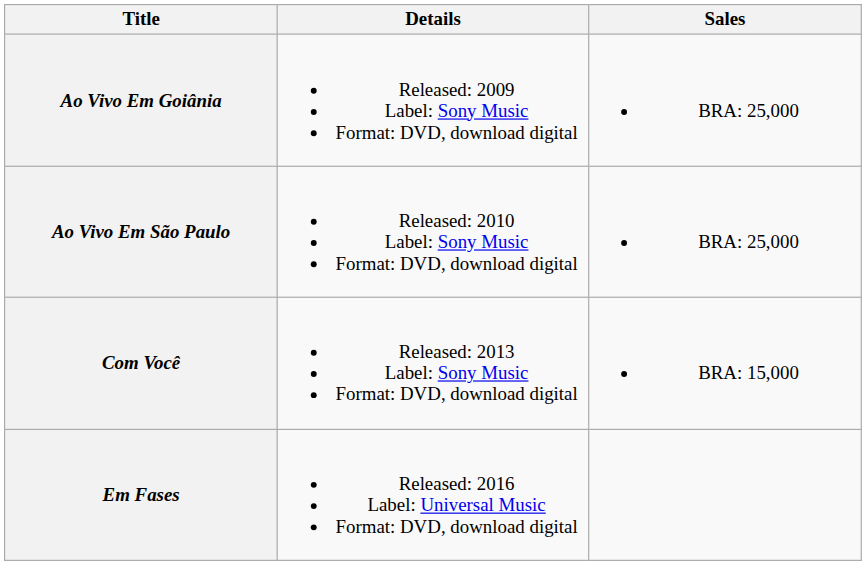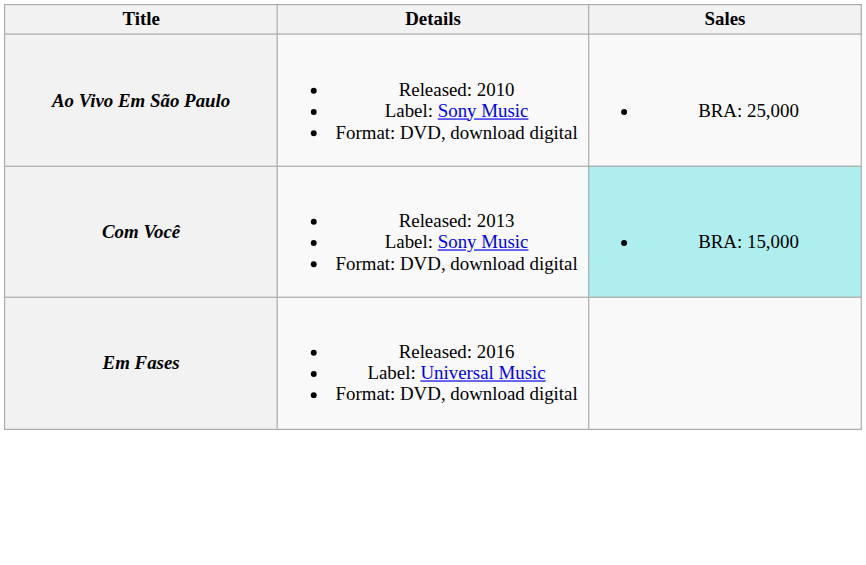- row: (141, 100)
(725, 374) no background -> (725, 242) paleturquoise background
